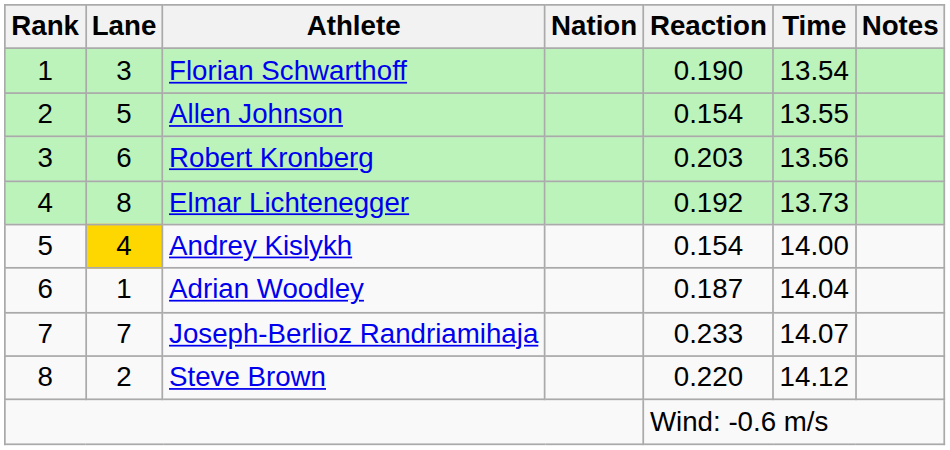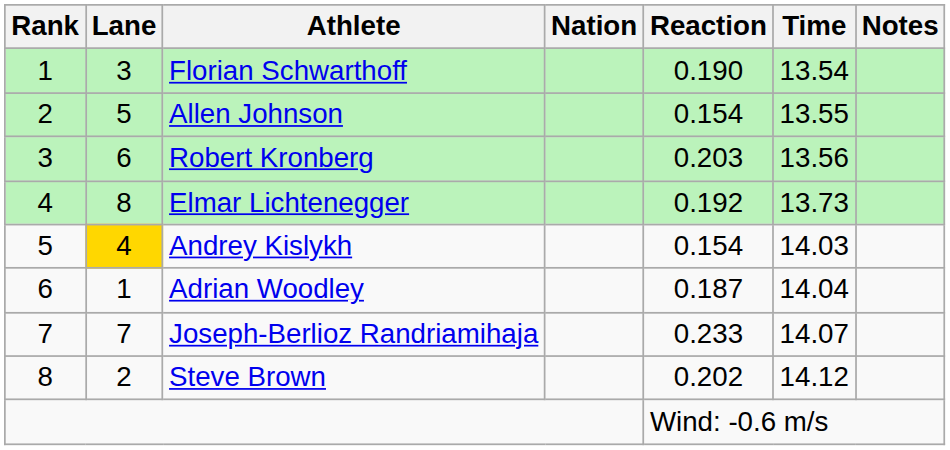(814, 245) 14.00 -> (814, 245) 14.03
(708, 377) 0.220 -> (708, 377) 0.202
